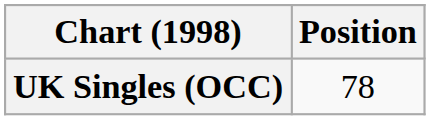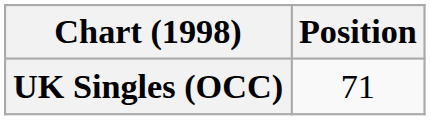(358, 85) 78 -> (358, 85) 71
